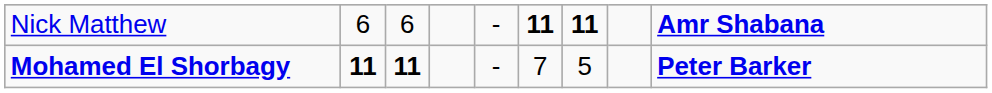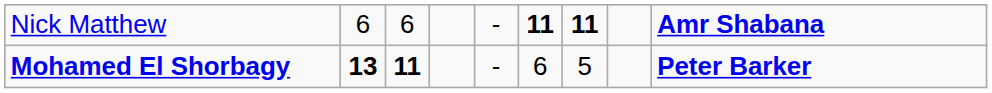(363, 66) 11 -> (363, 66) 13
(540, 66) 7 -> (540, 66) 6
